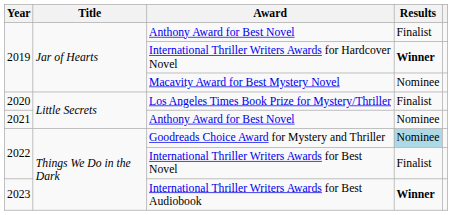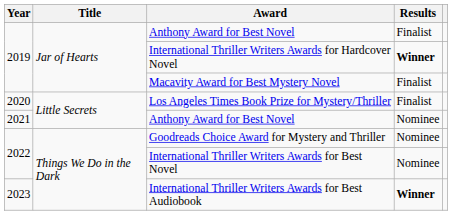(418, 82) Nominee -> (414, 82) Finalist
(418, 138) lightblue background -> (418, 138) no background
(414, 163) Finalist -> (418, 163) Nominee
